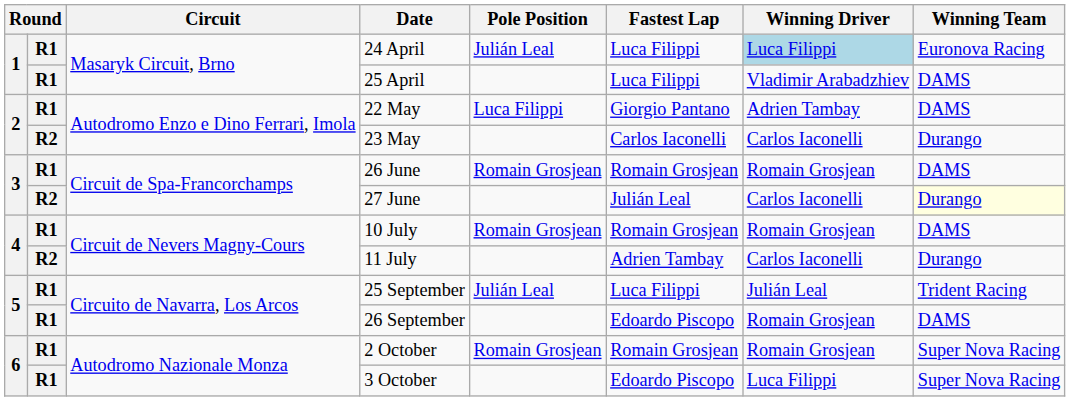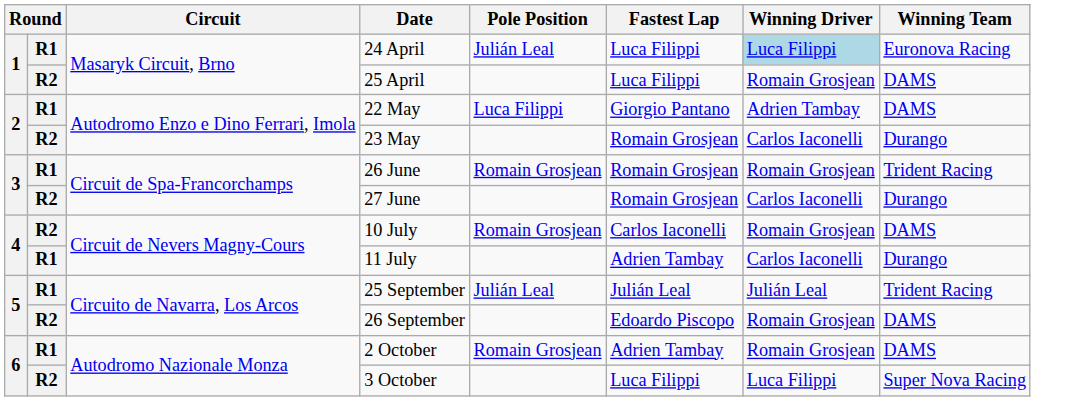(46, 79) R1 -> (46, 79) R2
(828, 79) Vladimir Arabadzhiev -> (811, 79) Romain Grosjean
(668, 139) Carlos Iaconelli -> (674, 139) Romain Grosjean
(944, 169) DAMS -> (938, 169) Trident Racing
(650, 199) Julián Leal -> (674, 199) Romain Grosjean
(950, 199) lightyellow background -> (915, 199) no background
(46, 229) R1 -> (46, 229) R2
(674, 229) Romain Grosjean -> (668, 229) Carlos Iaconelli
(46, 259) R2 -> (46, 259) R1
(655, 289) Luca Filippi -> (650, 289) Julián Leal
(46, 319) R1 -> (46, 319) R2
(674, 349) Romain Grosjean -> (667, 349) Adrien Tambay
(989, 349) Super Nova Racing -> (910, 349) DAMS
(46, 379) R1 -> (46, 379) R2
(672, 379) Edoardo Piscopo -> (655, 379) Luca Filippi
